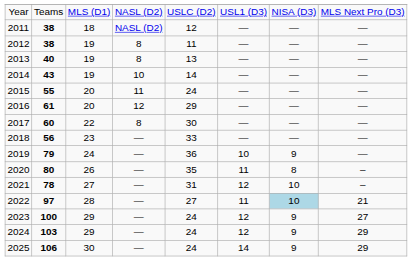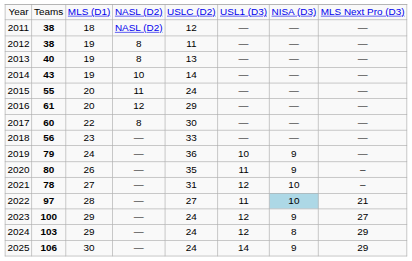(294, 169) 8 -> (294, 169) 9
(294, 232) 9 -> (294, 232) 8
